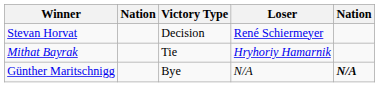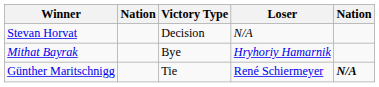(279, 33) René Schiermeyer -> (243, 33) N/A
(169, 52) Tie -> (171, 52) Bye
(171, 71) Bye -> (169, 71) Tie
(243, 71) N/A -> (279, 71) René Schiermeyer
